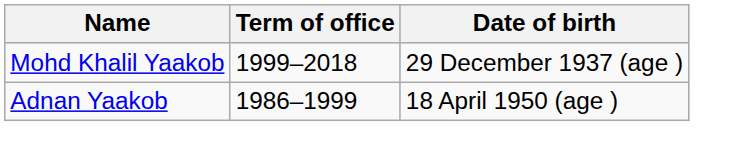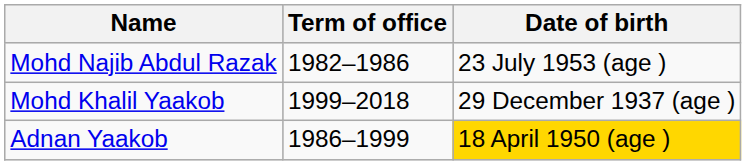+ row: (144, 62)
(512, 100) no background -> (564, 139) gold background
